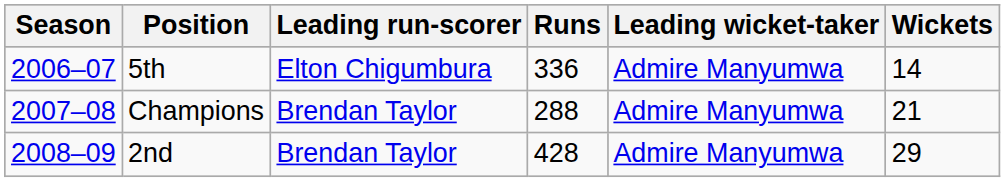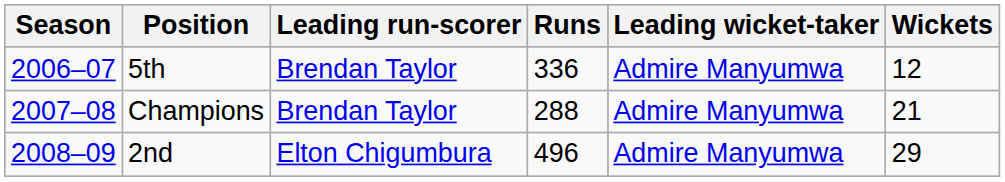(384, 68) Elton Chigumbura -> (367, 68) Brendan Taylor
(907, 68) 14 -> (907, 68) 12
(367, 153) Brendan Taylor -> (384, 153) Elton Chigumbura
(556, 153) 428 -> (556, 153) 496
